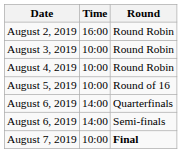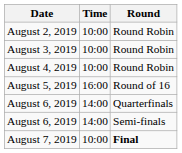(95, 31) 16:00 -> (95, 31) 10:00
(95, 85) 10:00 -> (95, 85) 16:00
